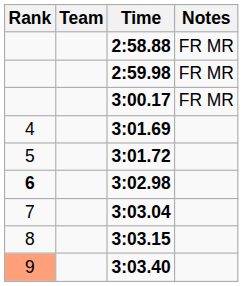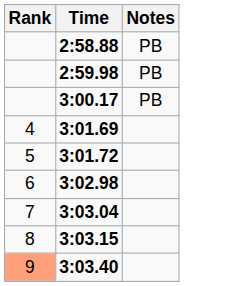- column: (81, 18)
(206, 45) FR MR -> (151, 45) PB
(206, 73) FR MR -> (151, 73) PB
(206, 101) FR MR -> (151, 101) PB
(30, 184) bold -> (30, 184) normal
